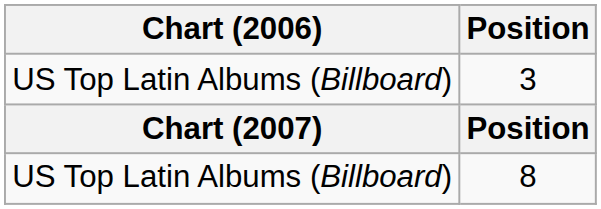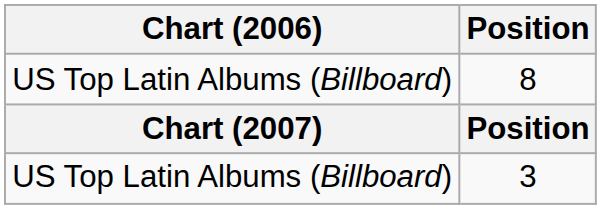rows swapped: (528, 78) <-> (528, 177)
